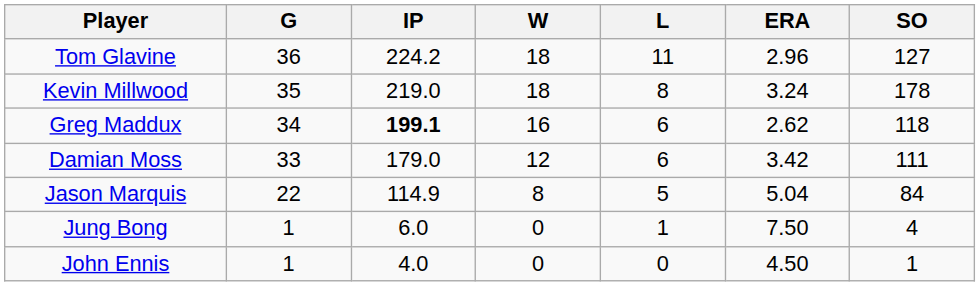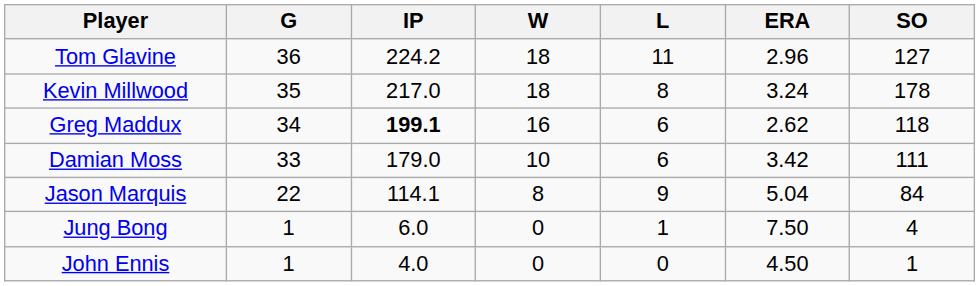(413, 90) 219.0 -> (413, 90) 217.0
(538, 159) 12 -> (538, 159) 10
(413, 194) 114.9 -> (413, 194) 114.1
(663, 194) 5 -> (663, 194) 9
